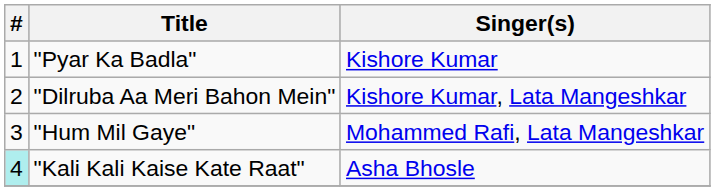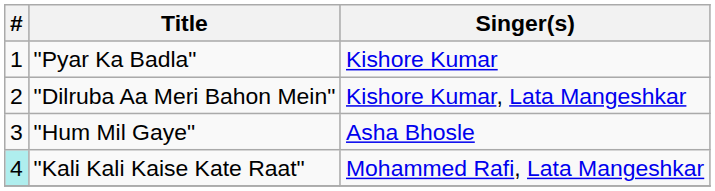(525, 132) Mohammed Rafi, Lata Mangeshkar -> (410, 132) Asha Bhosle
(410, 168) Asha Bhosle -> (525, 168) Mohammed Rafi, Lata Mangeshkar
